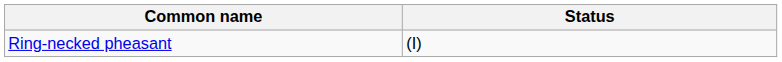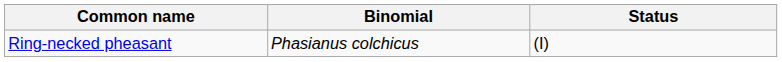+ column: (398, 17)
